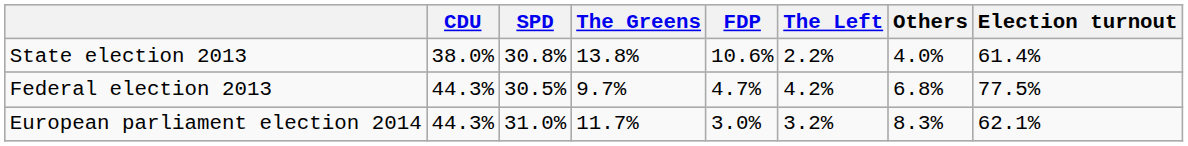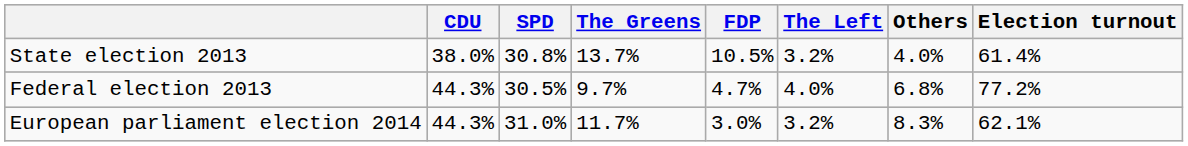(607, 56) 13.8% -> (607, 56) 13.7%
(742, 56) 10.6% -> (742, 56) 10.5%
(808, 56) 2.2% -> (808, 56) 3.2%
(808, 90) 4.2% -> (808, 90) 4.0%
(1009, 90) 77.5% -> (1009, 90) 77.2%
